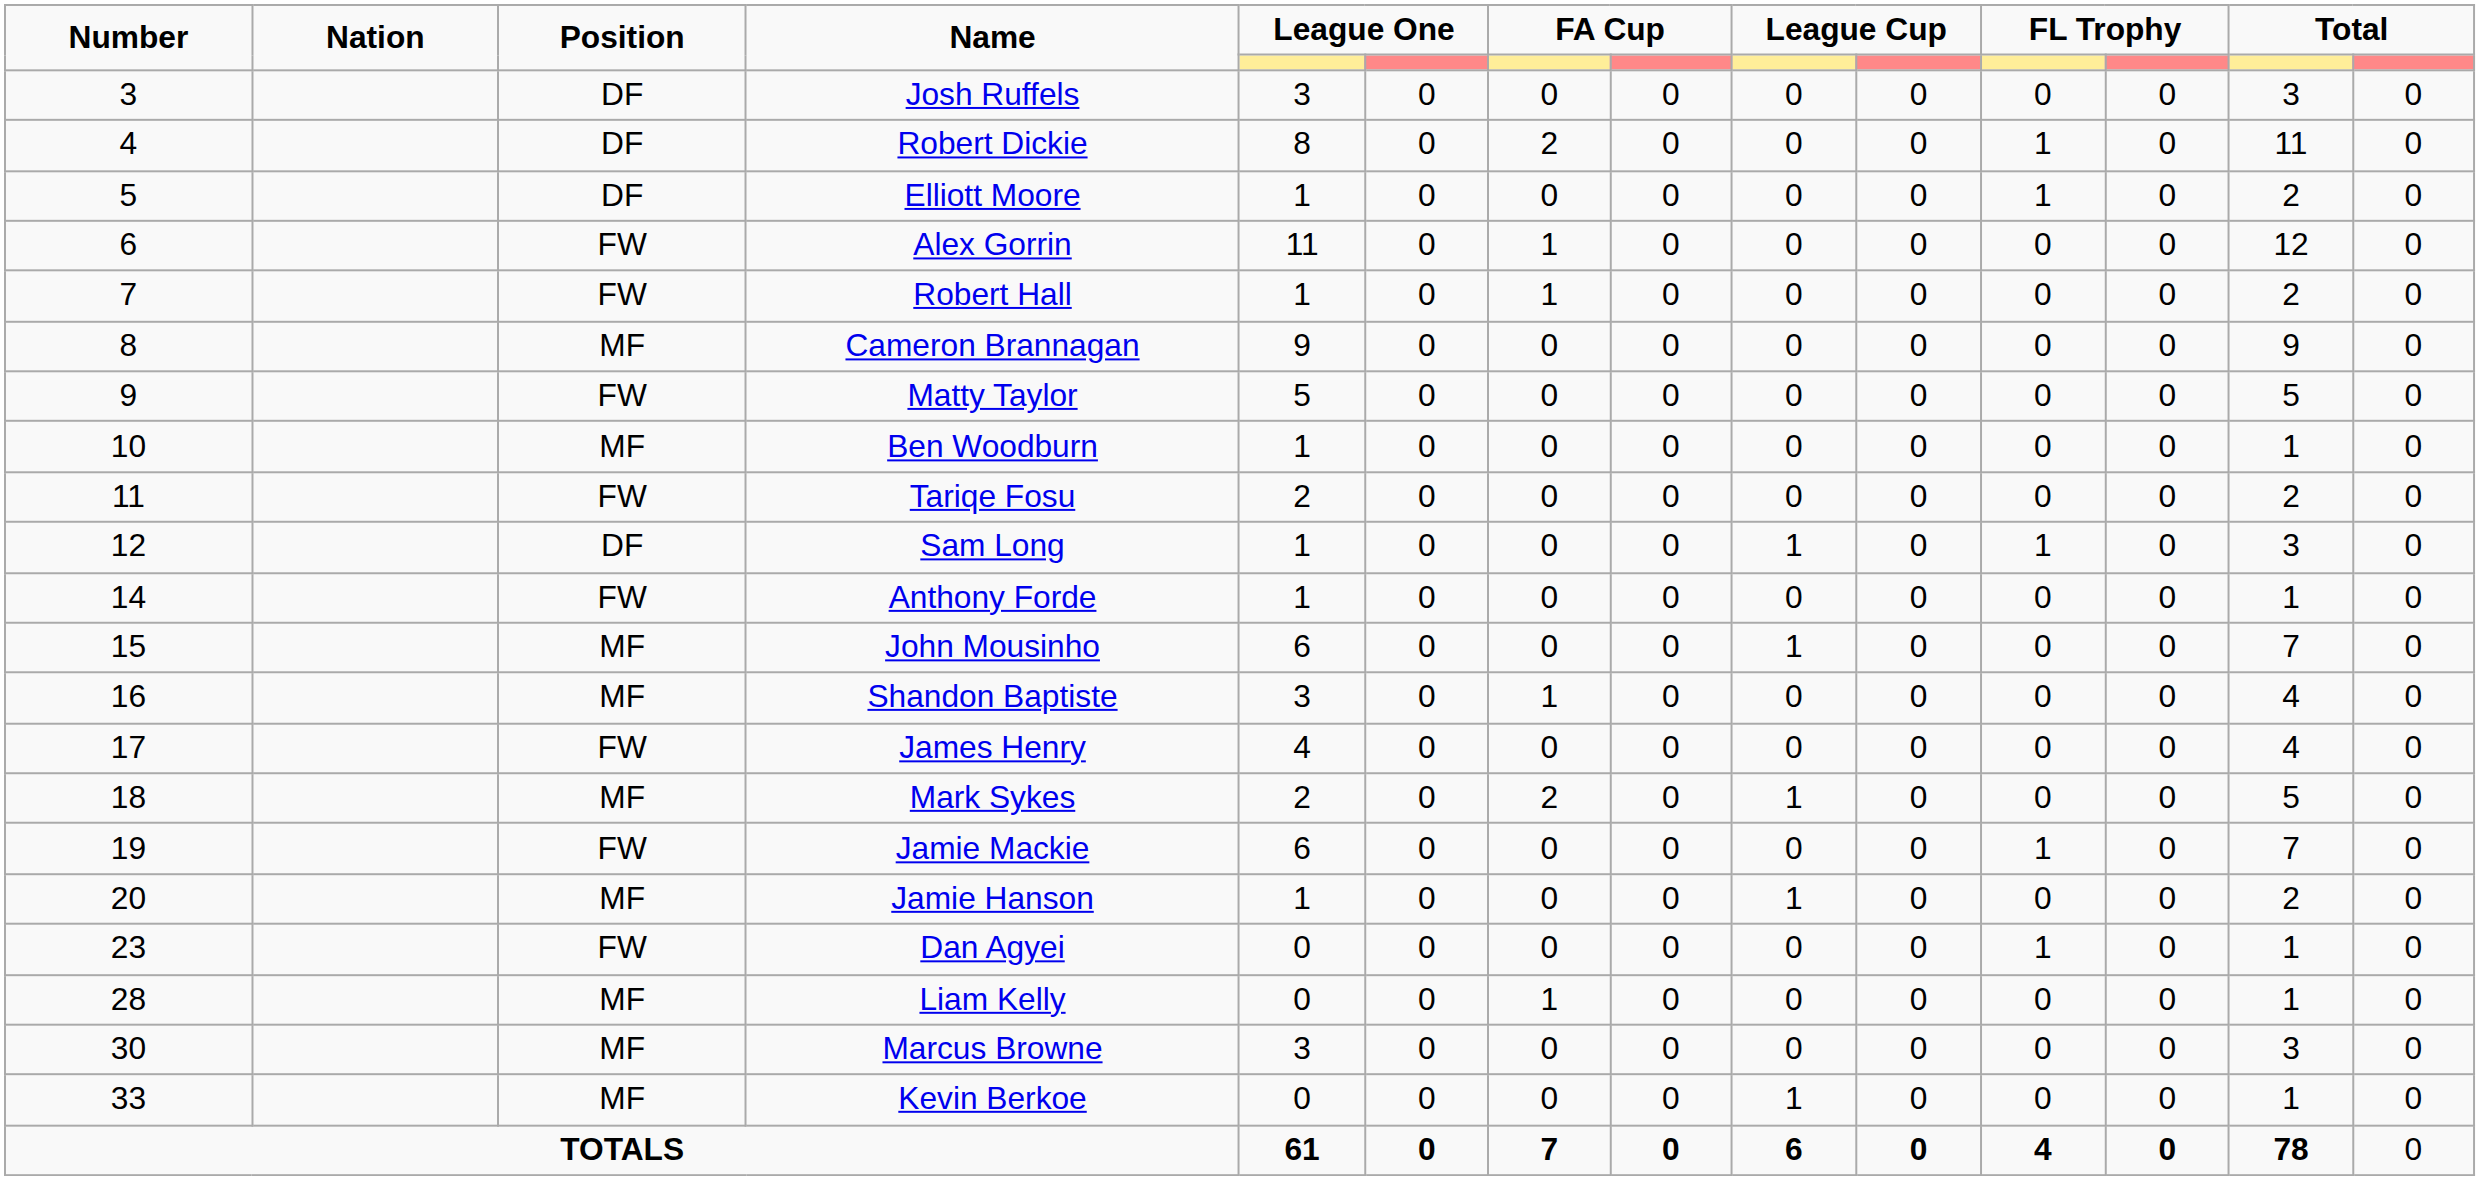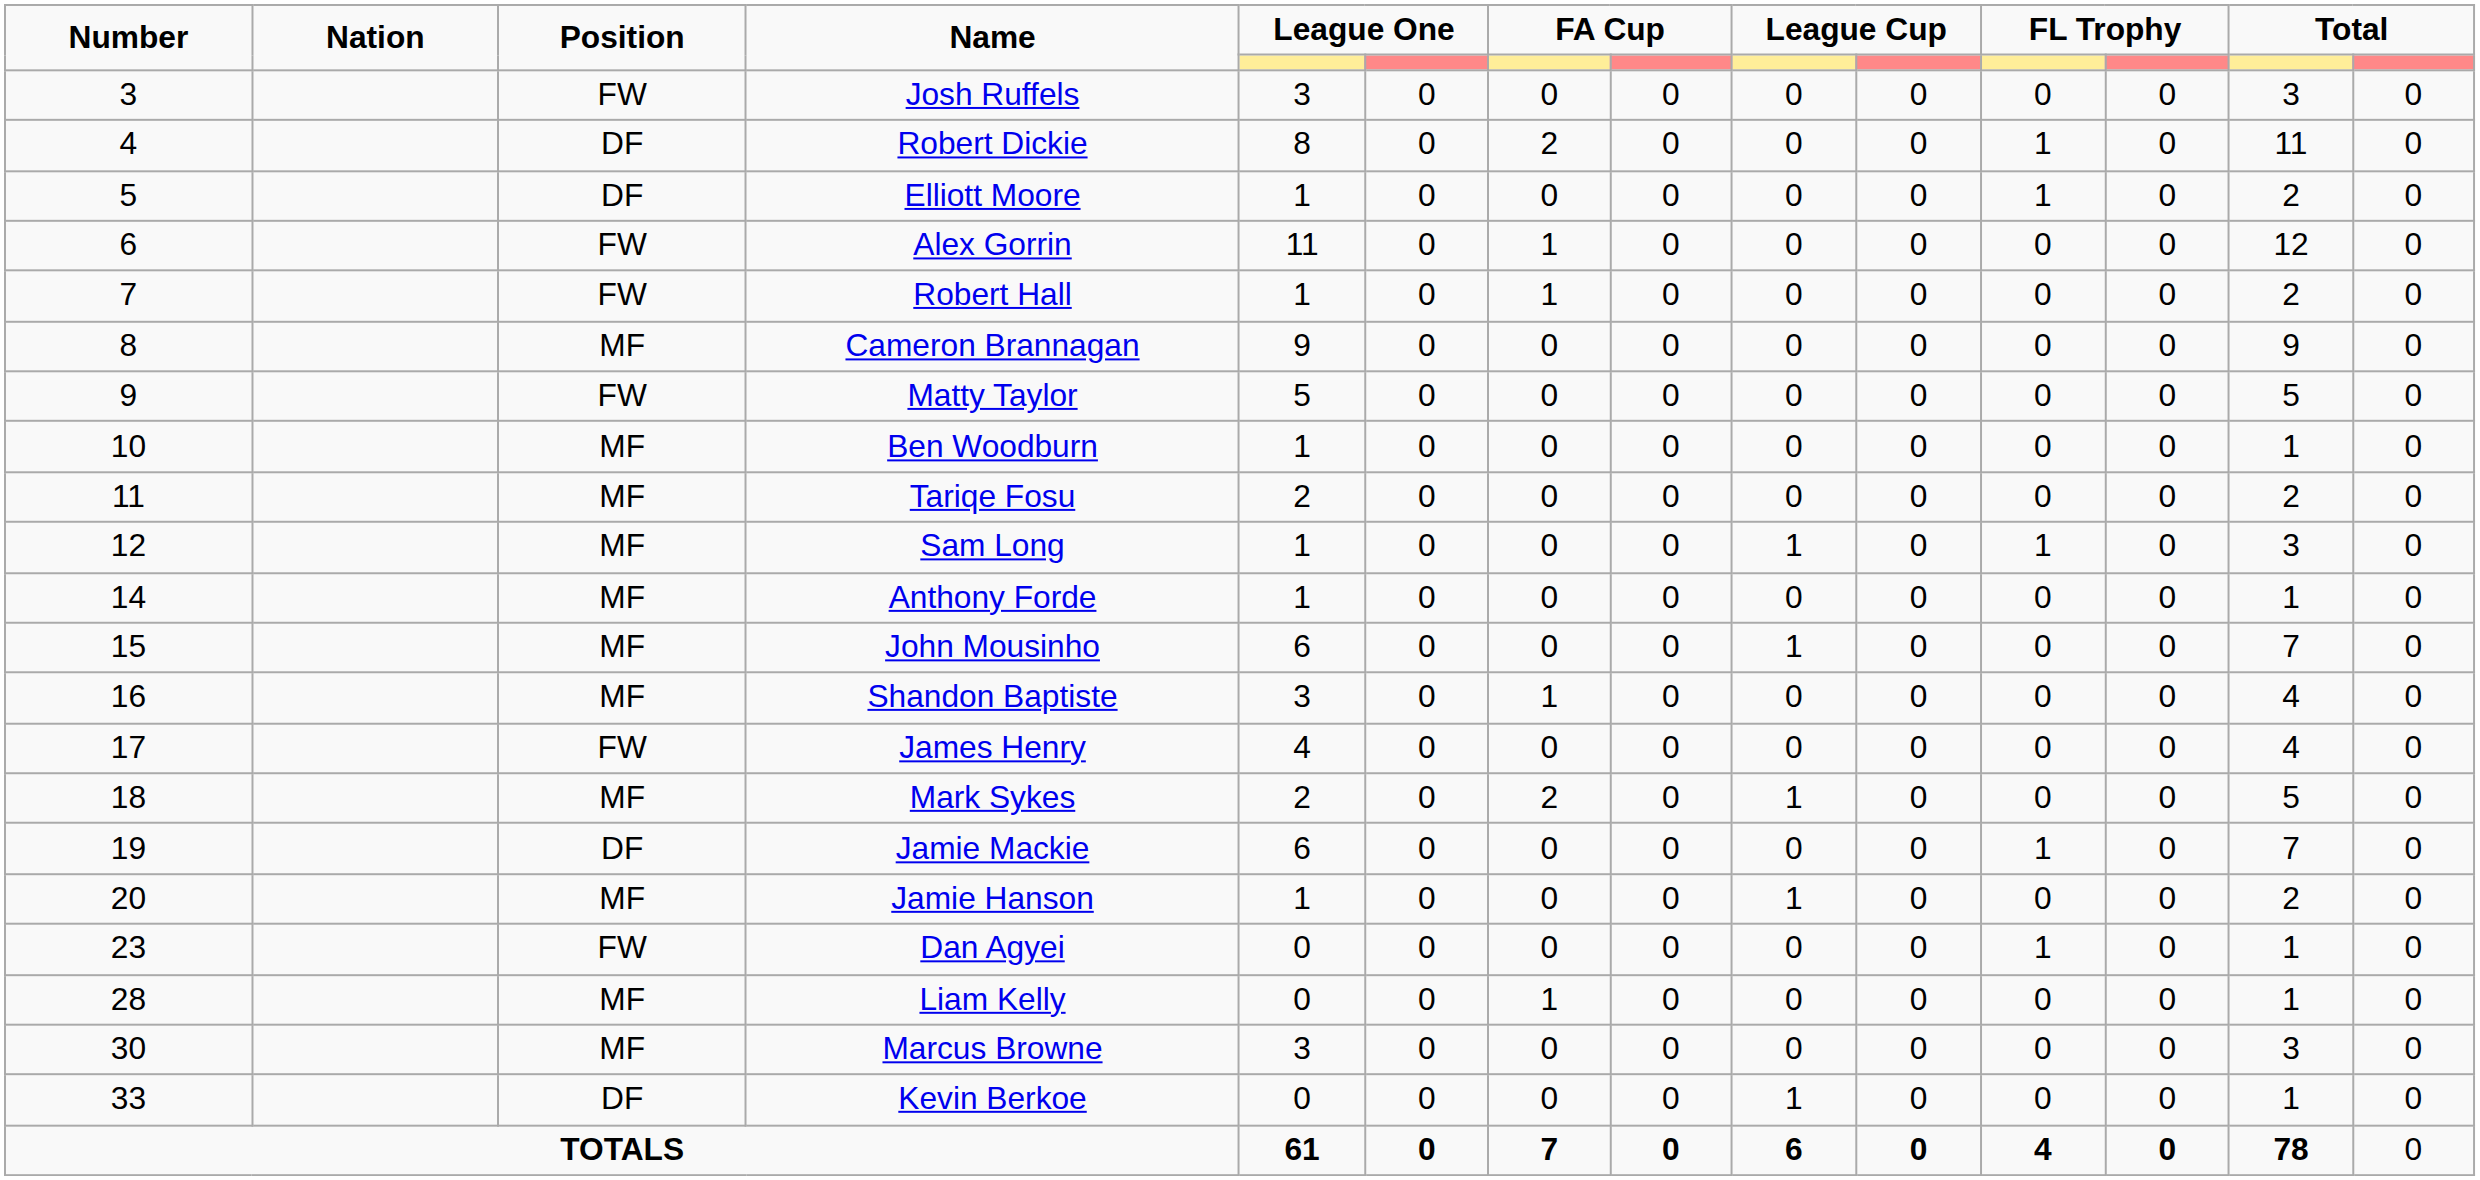(622, 94) DF -> (622, 94) FW
(622, 496) FW -> (622, 496) MF
(622, 546) DF -> (622, 546) MF
(622, 596) FW -> (622, 596) MF
(622, 848) FW -> (622, 848) DF
(622, 1099) MF -> (622, 1099) DF
